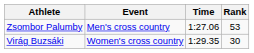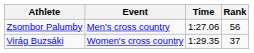(235, 27) 53 -> (235, 27) 56
(235, 42) 30 -> (235, 42) 37
